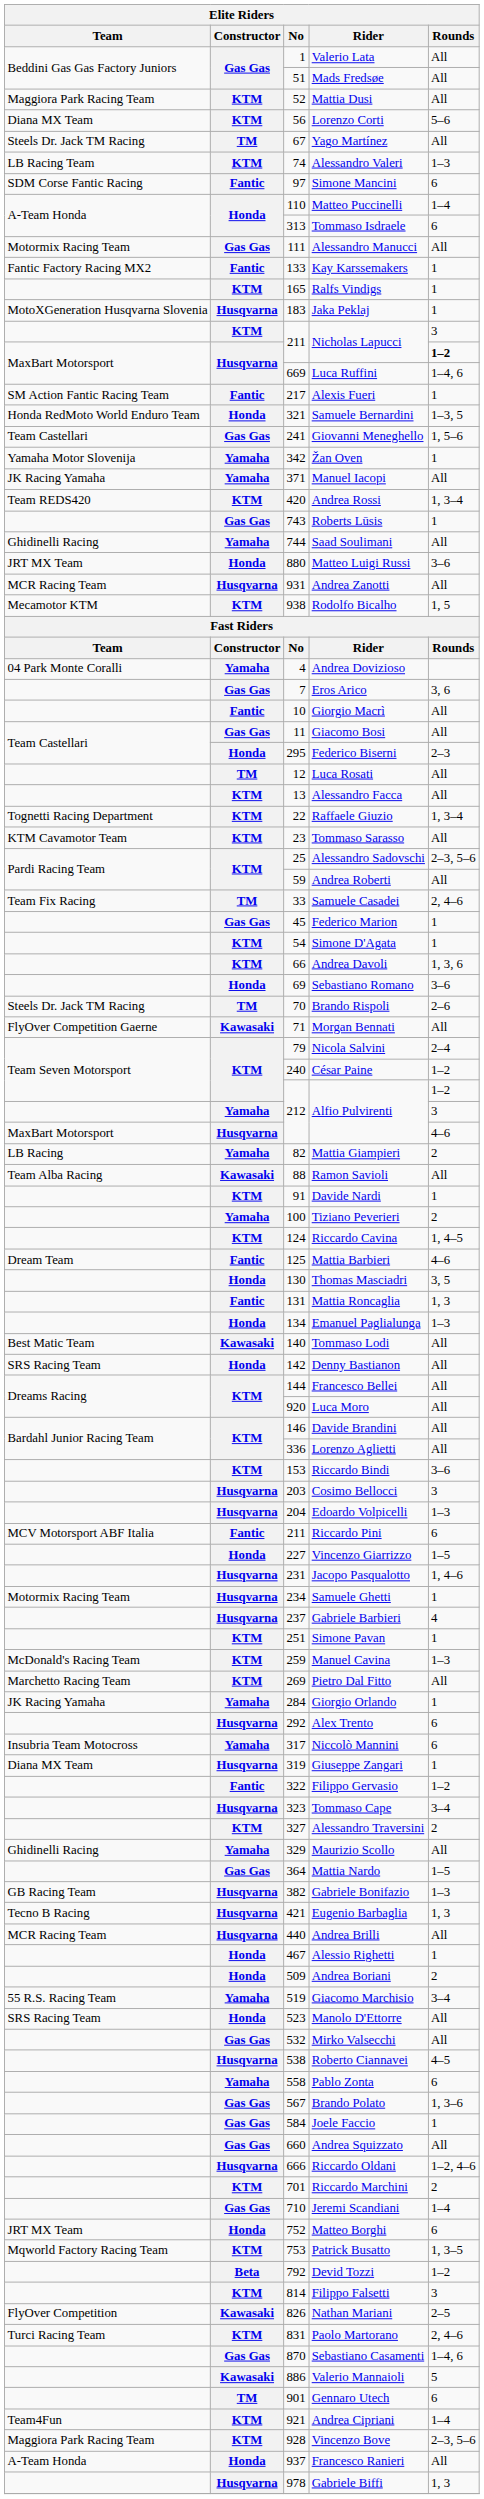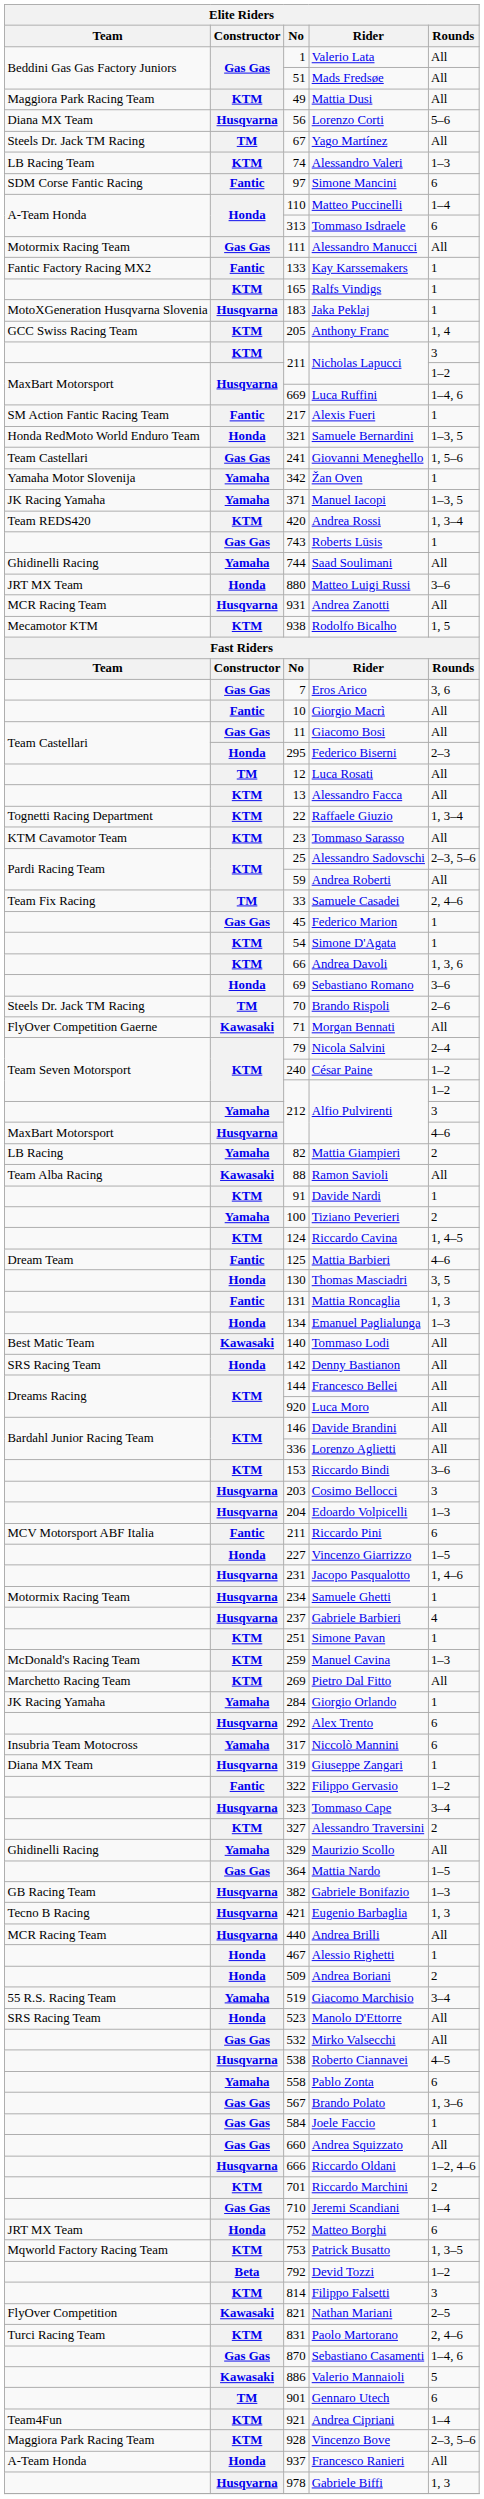(299, 99) 52 -> (299, 99) 49
(247, 120) KTM -> (247, 120) Husqvarna
+ row: (72, 331)
(441, 352) bold -> (441, 373) normal
(439, 478) All -> (447, 499) 1–3, 5
- row: (65, 668)
(296, 2313) 826 -> (296, 2313) 821
